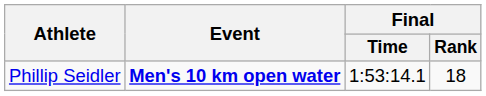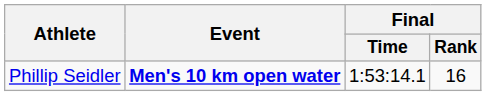(456, 76) 18 -> (456, 76) 16
